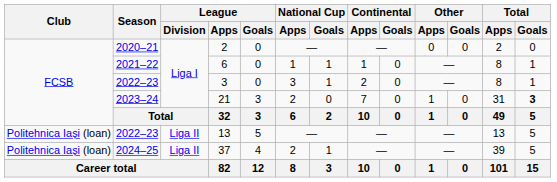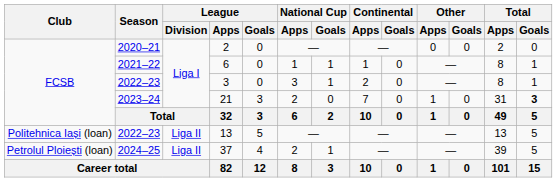(59, 151) Politehnica Iași (loan) -> (60, 151) Petrolul Ploiești (loan)
